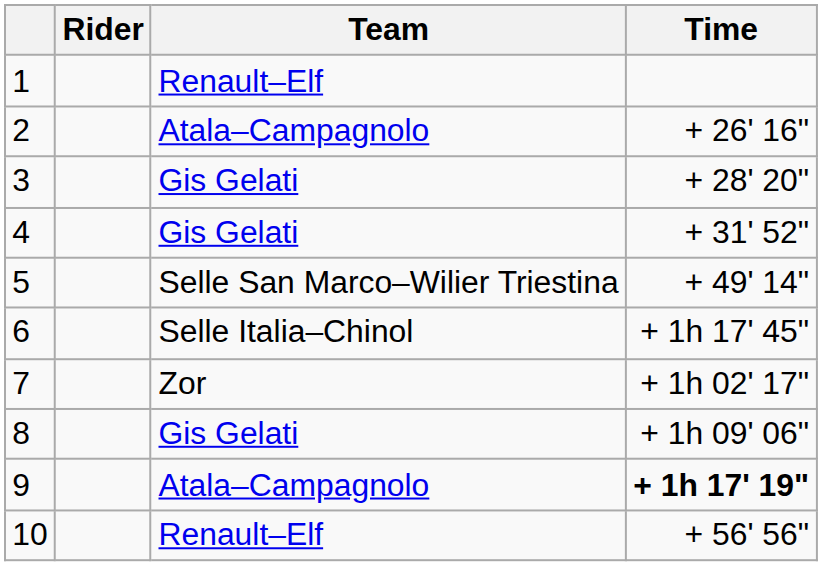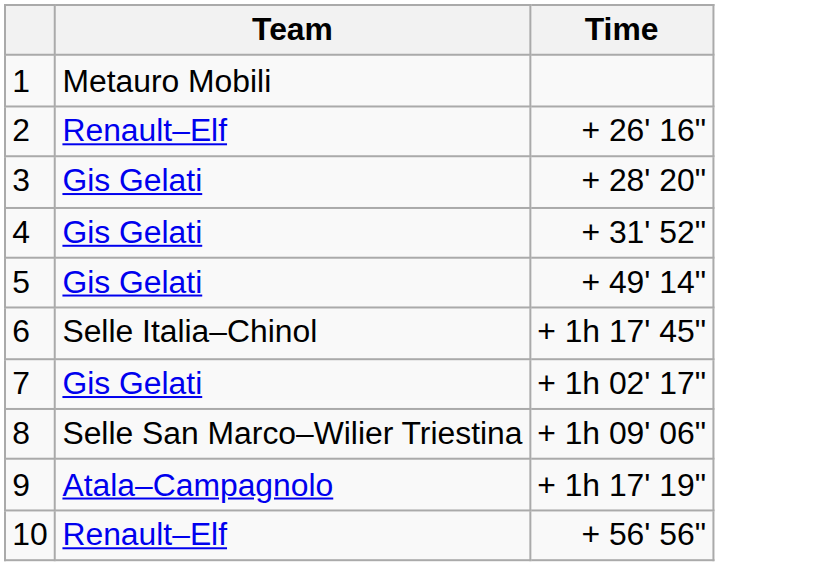- column: (103, 29)
(241, 80) Renault–Elf -> (167, 80) Metauro Mobili
(294, 130) Atala–Campagnolo -> (145, 130) Renault–Elf
(389, 282) Selle San Marco–Wilier Triestina -> (132, 282) Gis Gelati
(182, 383) Zor -> (132, 383) Gis Gelati
(228, 433) Gis Gelati -> (292, 433) Selle San Marco–Wilier Triestina
(721, 484) bold -> (622, 484) normal
